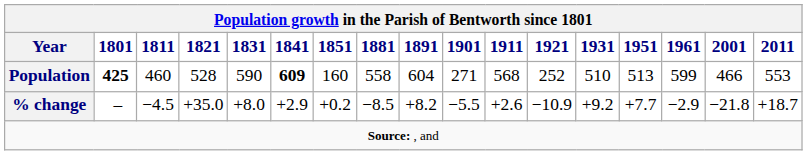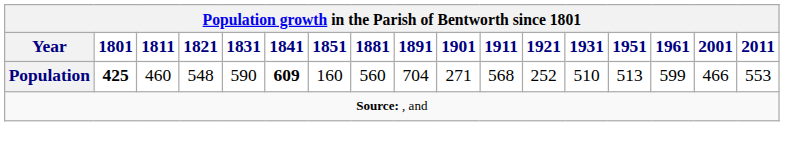(203, 76) 528 -> (201, 76) 548
(378, 76) 558 -> (373, 76) 560
(421, 76) 604 -> (416, 76) 704
- row: (49, 105)
